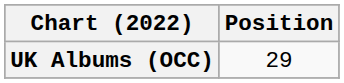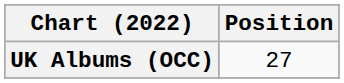(279, 60) 29 -> (279, 60) 27
